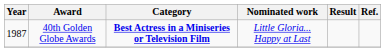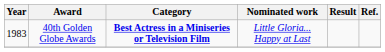(17, 33) 1987 -> (17, 33) 1983
